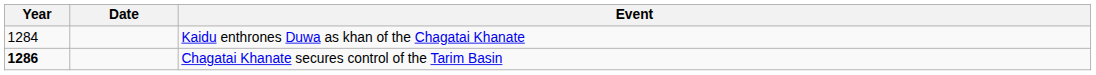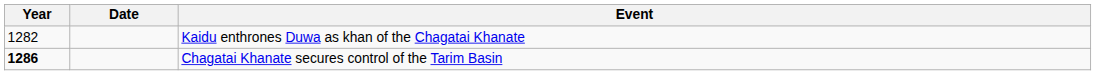(23, 37) 1284 -> (23, 37) 1282
